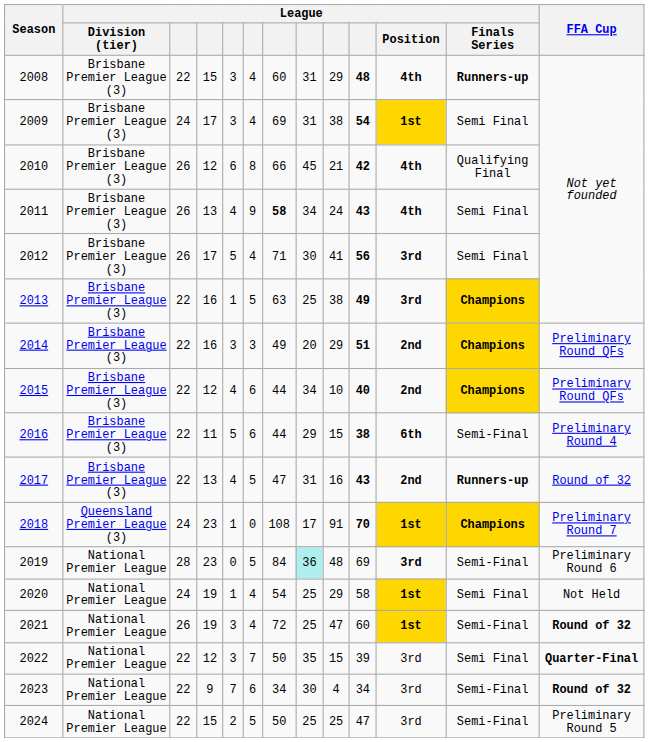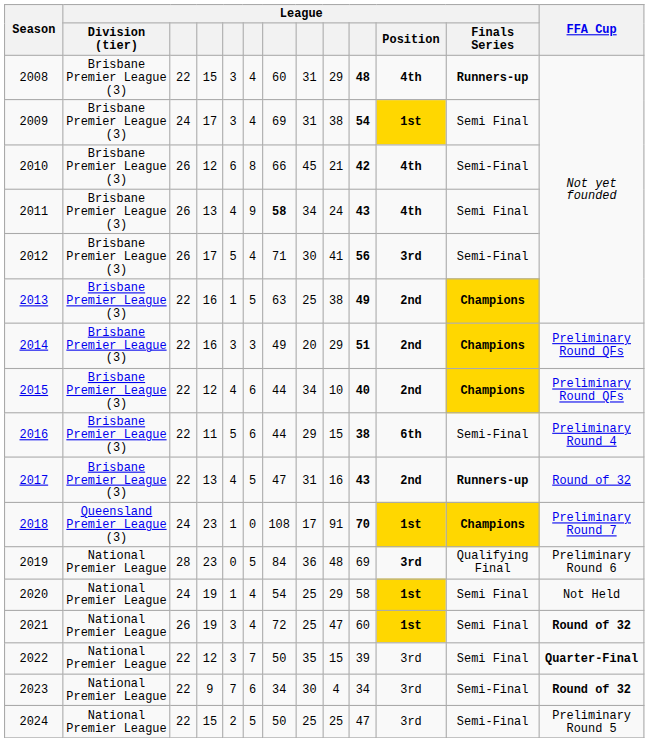(493, 167) Qualifying Final -> (493, 167) Semi-Final
(493, 256) Semi Final -> (493, 256) Semi-Final
(411, 301) 3rd -> (411, 301) 2nd
(309, 563) paleturquoise background -> (309, 563) no background
(493, 563) Semi-Final -> (493, 563) Qualifying Final
(493, 626) Semi-Final -> (493, 626) Semi Final
